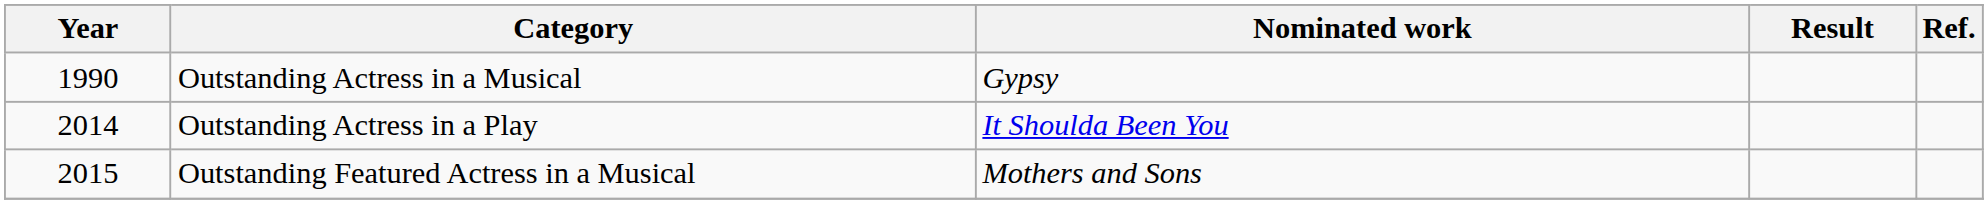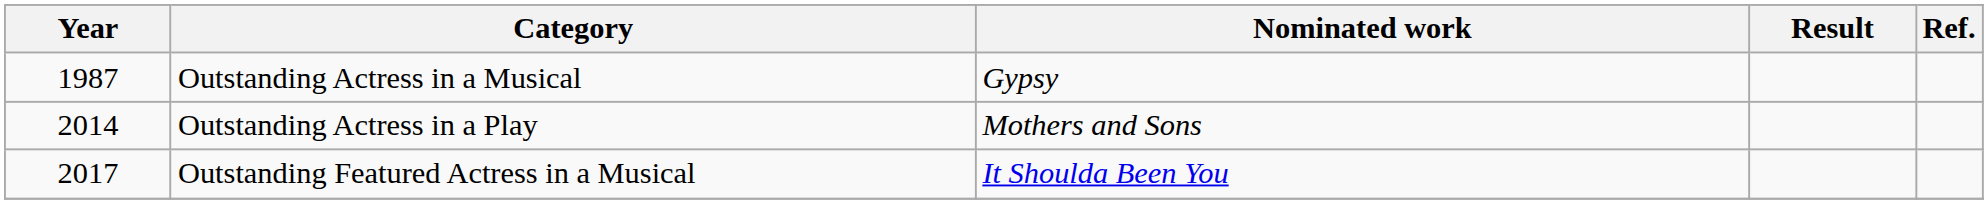(88, 76) 1990 -> (88, 76) 1987
(1106, 125) It Shoulda Been You -> (1092, 125) Mothers and Sons
(88, 173) 2015 -> (88, 173) 2017
(1092, 173) Mothers and Sons -> (1106, 173) It Shoulda Been You
